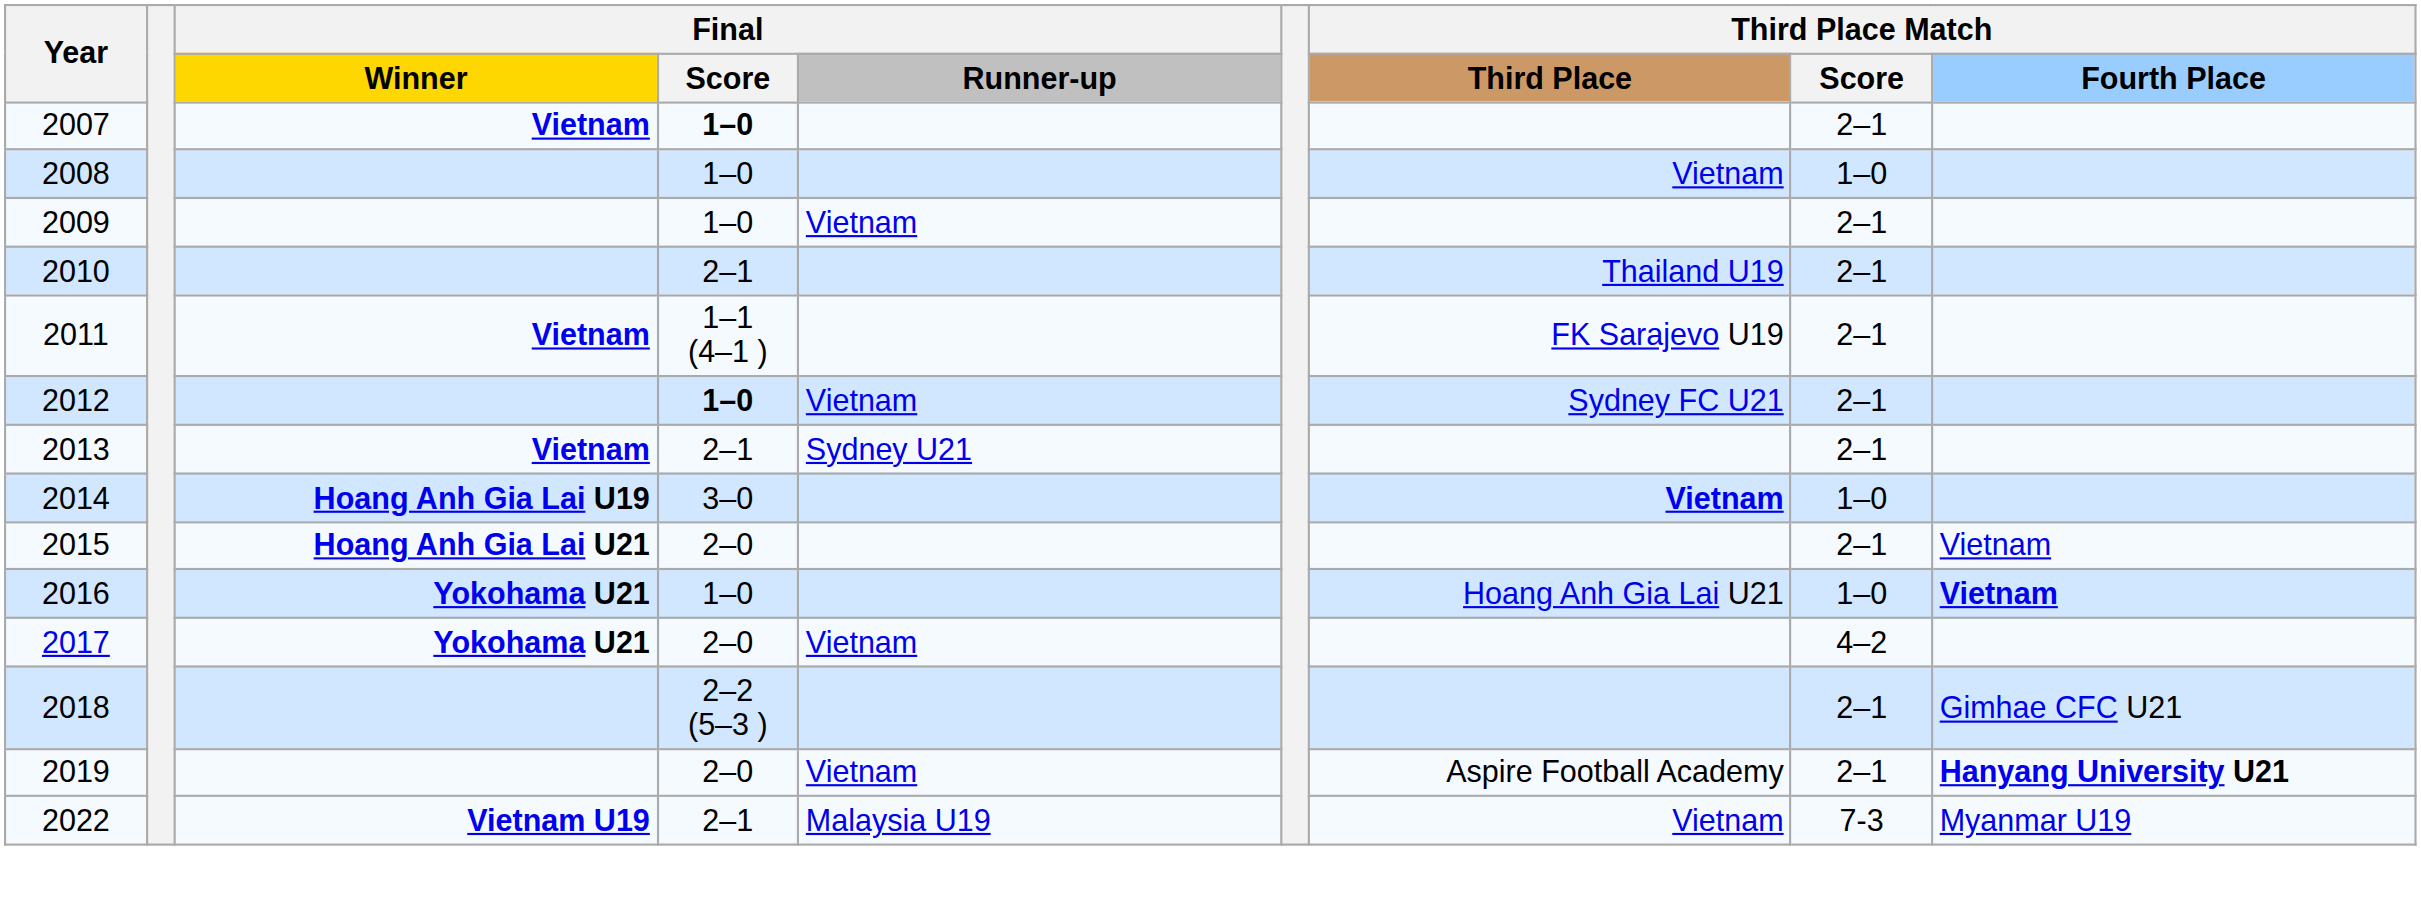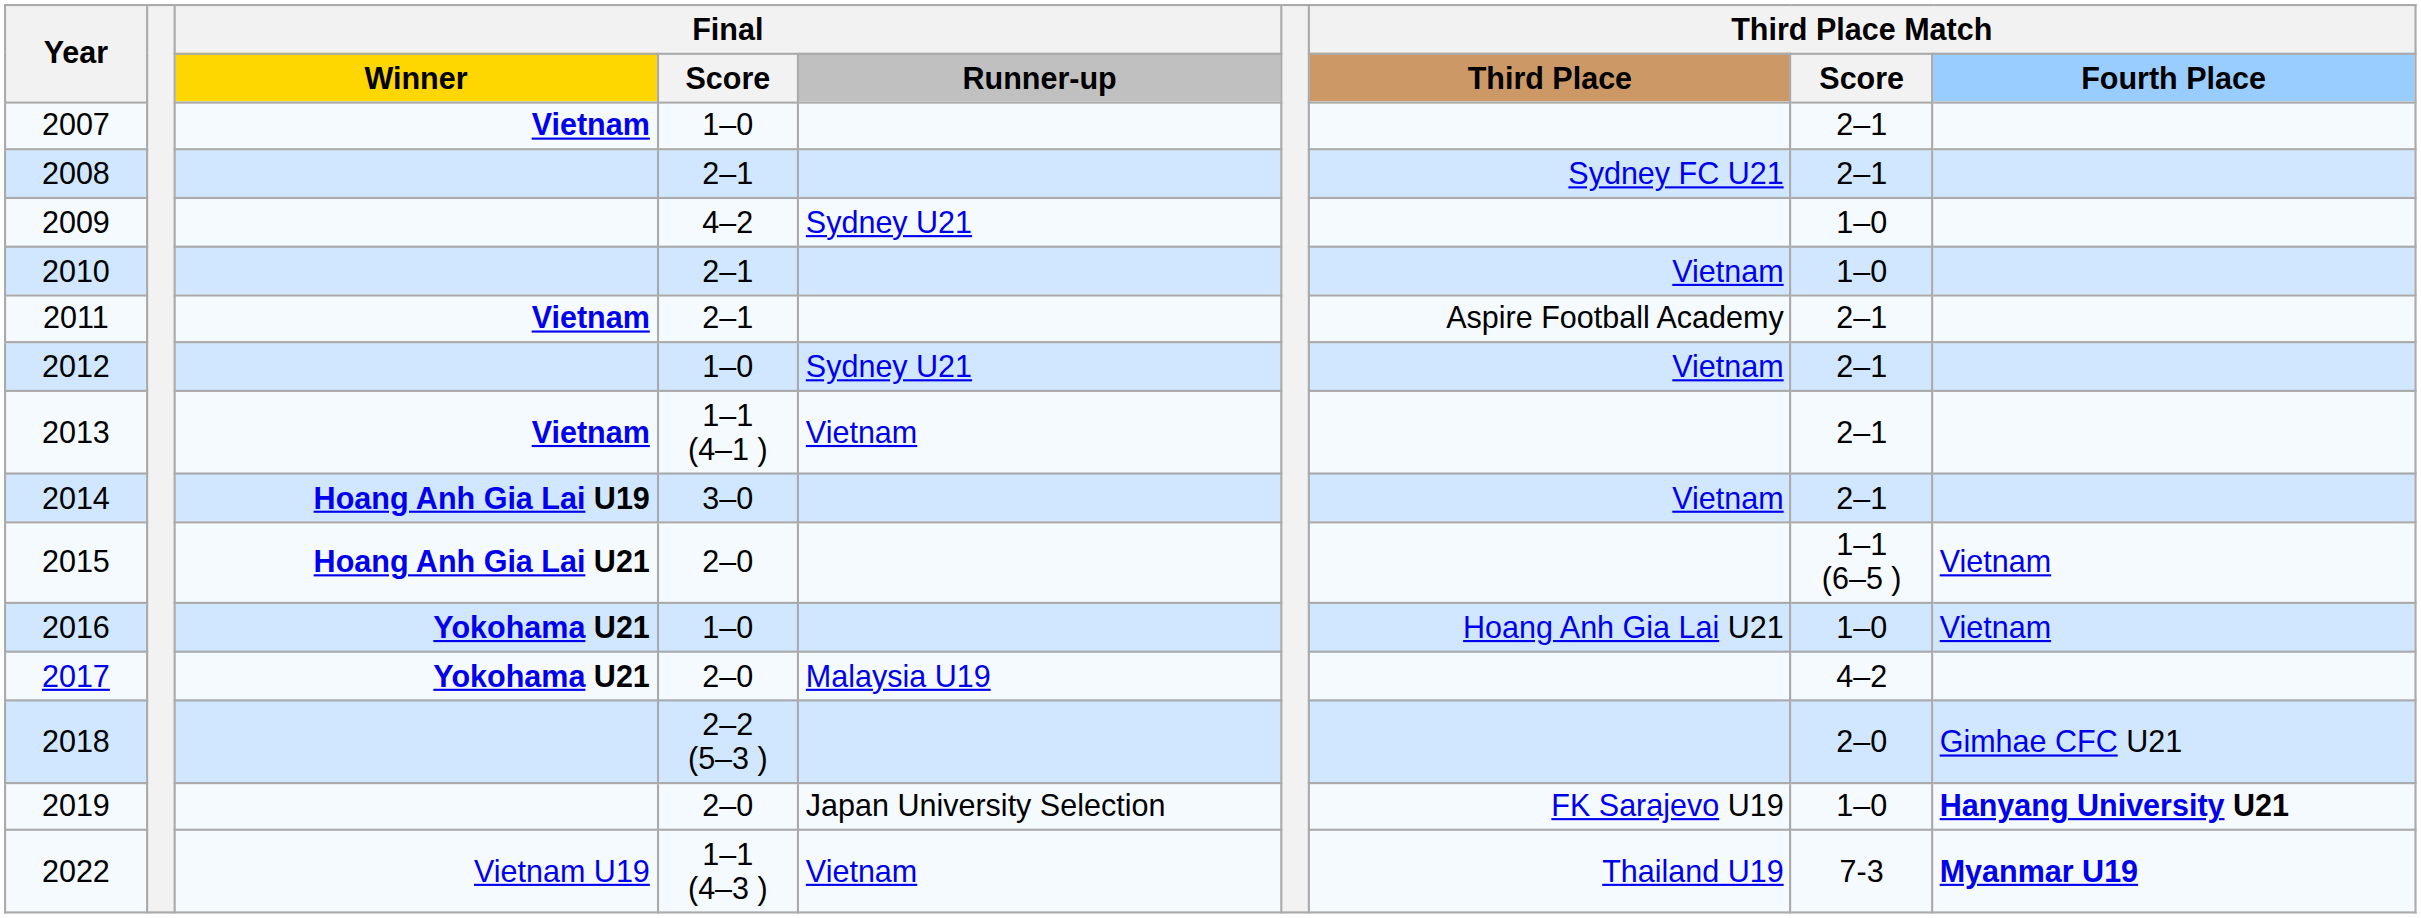(728, 126) bold -> (728, 126) normal
(728, 174) 1–0 -> (728, 174) 2–1
(1728, 174) Vietnam -> (1676, 174) Sydney FC U21
(1862, 174) 1–0 -> (1862, 174) 2–1
(728, 222) 1–0 -> (728, 222) 4–2
(862, 222) Vietnam -> (889, 222) Sydney U21
(1862, 222) 2–1 -> (1862, 222) 1–0
(1693, 271) Thailand U19 -> (1728, 271) Vietnam
(1862, 271) 2–1 -> (1862, 271) 1–0
(728, 336) 1–1 (4–1 ) -> (728, 319) 2–1
(1668, 336) FK Sarajevo U19 -> (1615, 319) Aspire Football Academy
(728, 401) bold -> (728, 367) normal
(862, 401) Vietnam -> (889, 367) Sydney U21
(1676, 401) Sydney FC U21 -> (1728, 367) Vietnam
(728, 449) 2–1 -> (728, 432) 1–1 (4–1 )
(889, 449) Sydney U21 -> (862, 432) Vietnam
(1725, 498) bold -> (1728, 498) normal
(1862, 498) 1–0 -> (1862, 498) 2–1
(1862, 546) 2–1 -> (1862, 563) 1–1 (6–5 )
(1999, 594) bold -> (1995, 628) normal
(862, 642) Vietnam -> (898, 676) Malaysia U19
(1862, 707) 2–1 -> (1862, 741) 2–0
(862, 773) Vietnam -> (986, 807) Japan University Selection
(1615, 773) Aspire Football Academy -> (1668, 807) FK Sarajevo U19
(1862, 773) 2–1 -> (1862, 807) 1–0
(559, 821) bold -> (562, 872) normal
(728, 821) 2–1 -> (728, 872) 1–1 (4–3 )
(898, 821) Malaysia U19 -> (862, 872) Vietnam
(1728, 821) Vietnam -> (1693, 872) Thailand U19
(2035, 821) normal -> (2039, 872) bold
